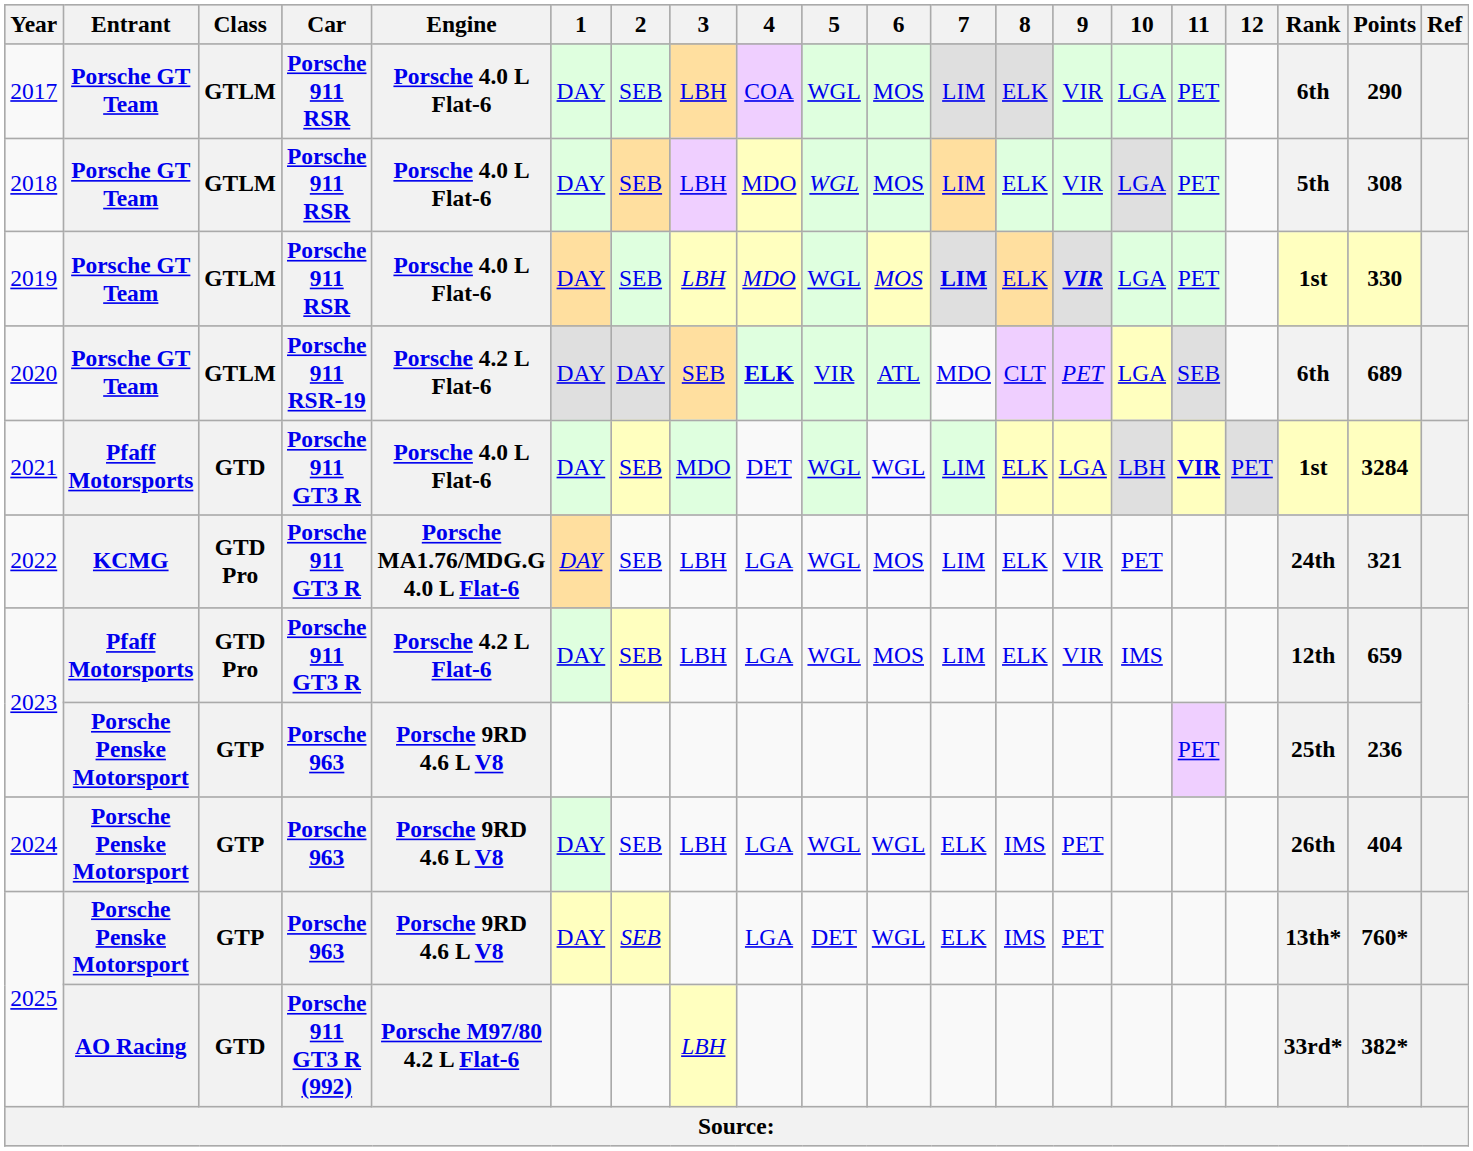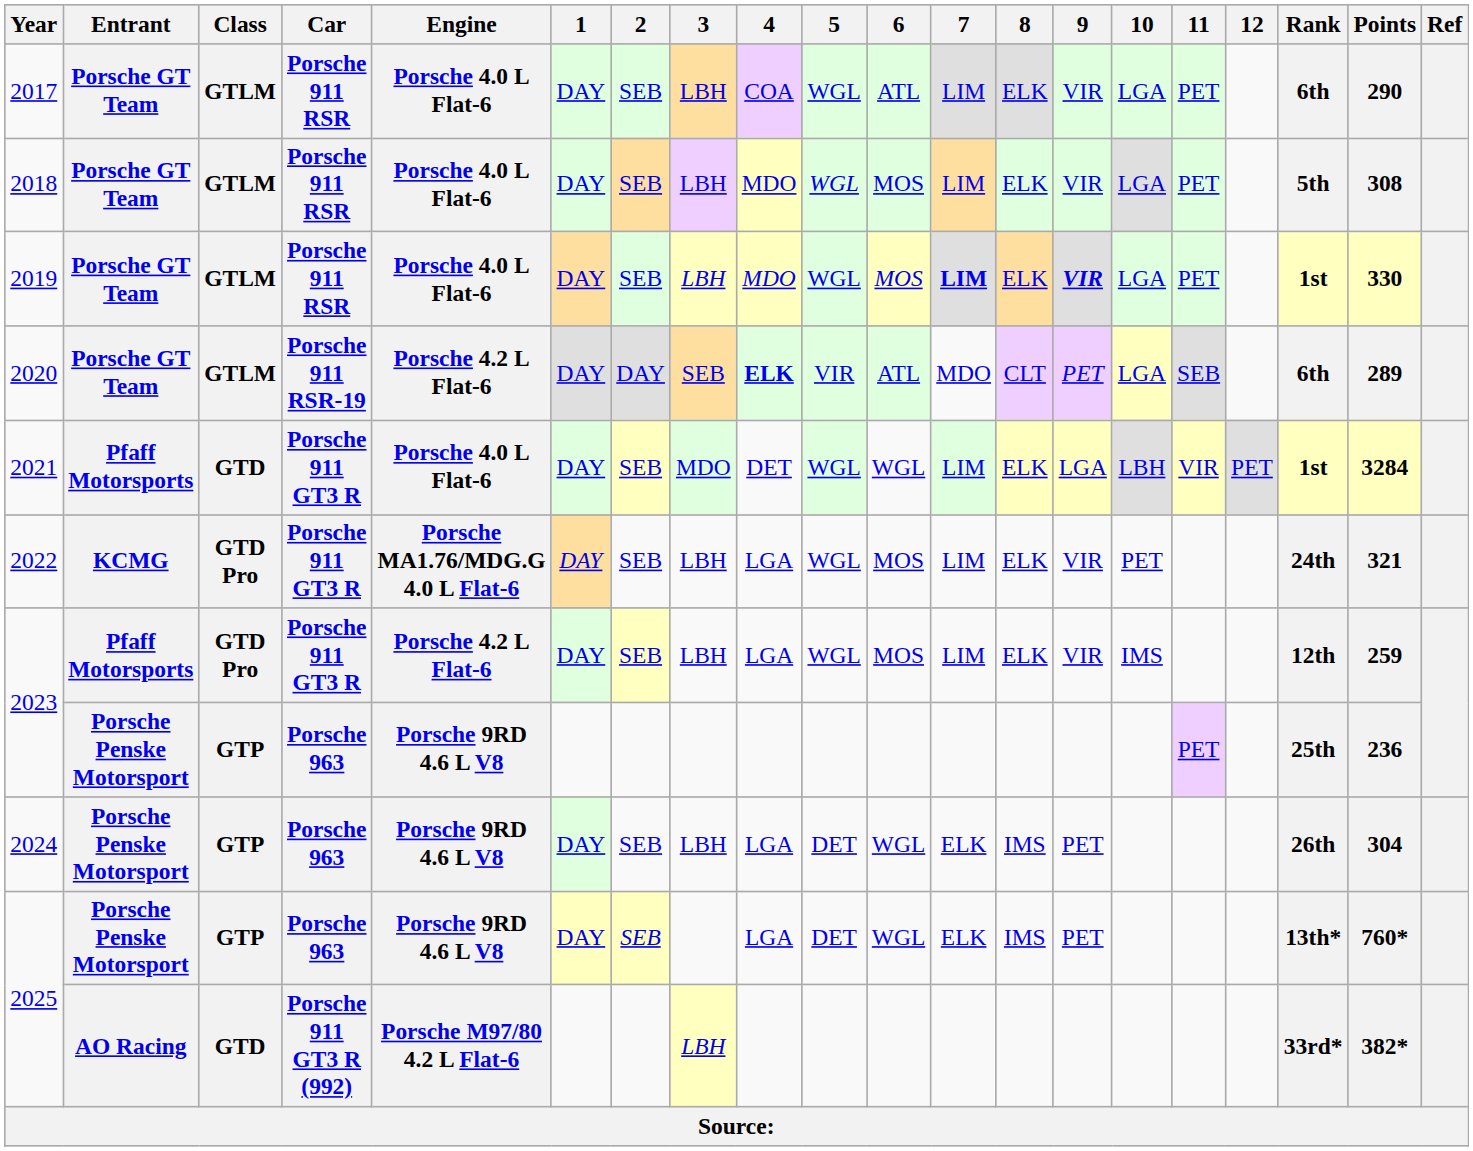(899, 90) MOS -> (899, 90) ATL
(1385, 373) 689 -> (1385, 373) 289
(1199, 467) bold -> (1199, 467) normal
(1385, 655) 659 -> (1385, 655) 259
(834, 843) WGL -> (834, 843) DET
(1385, 843) 404 -> (1385, 843) 304
